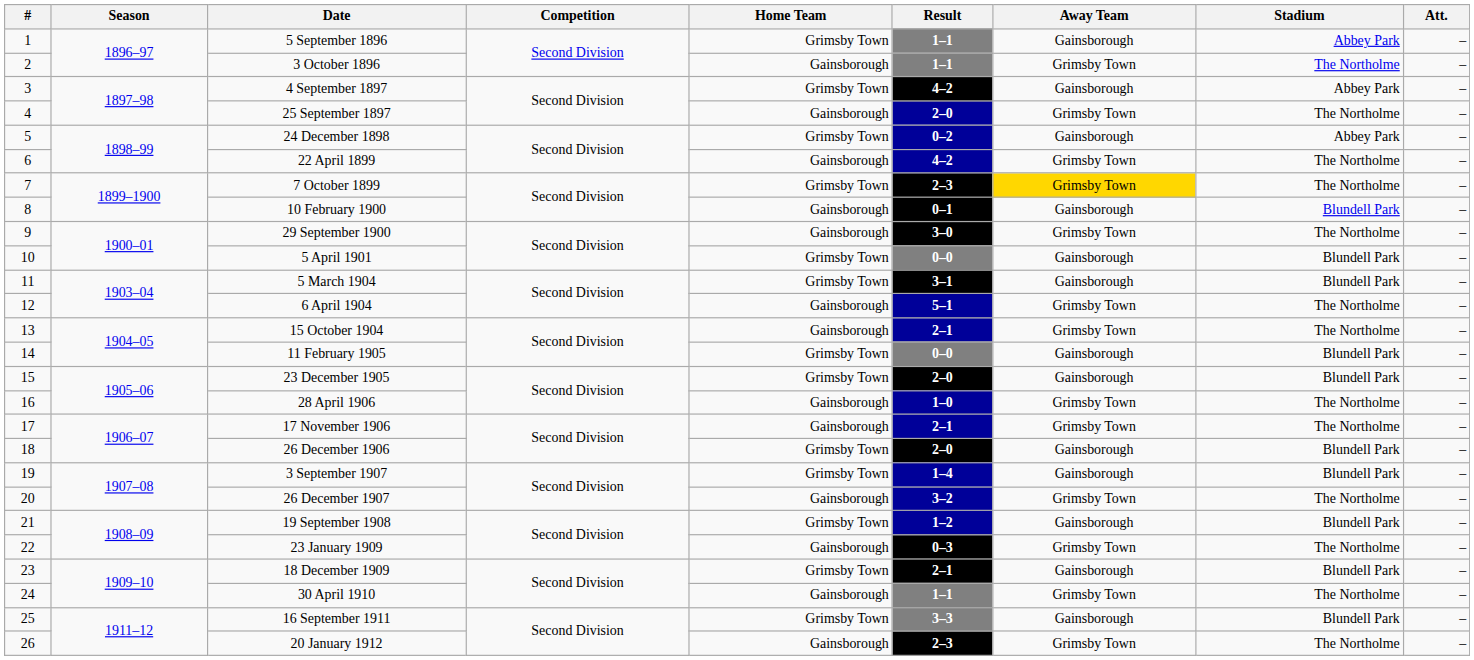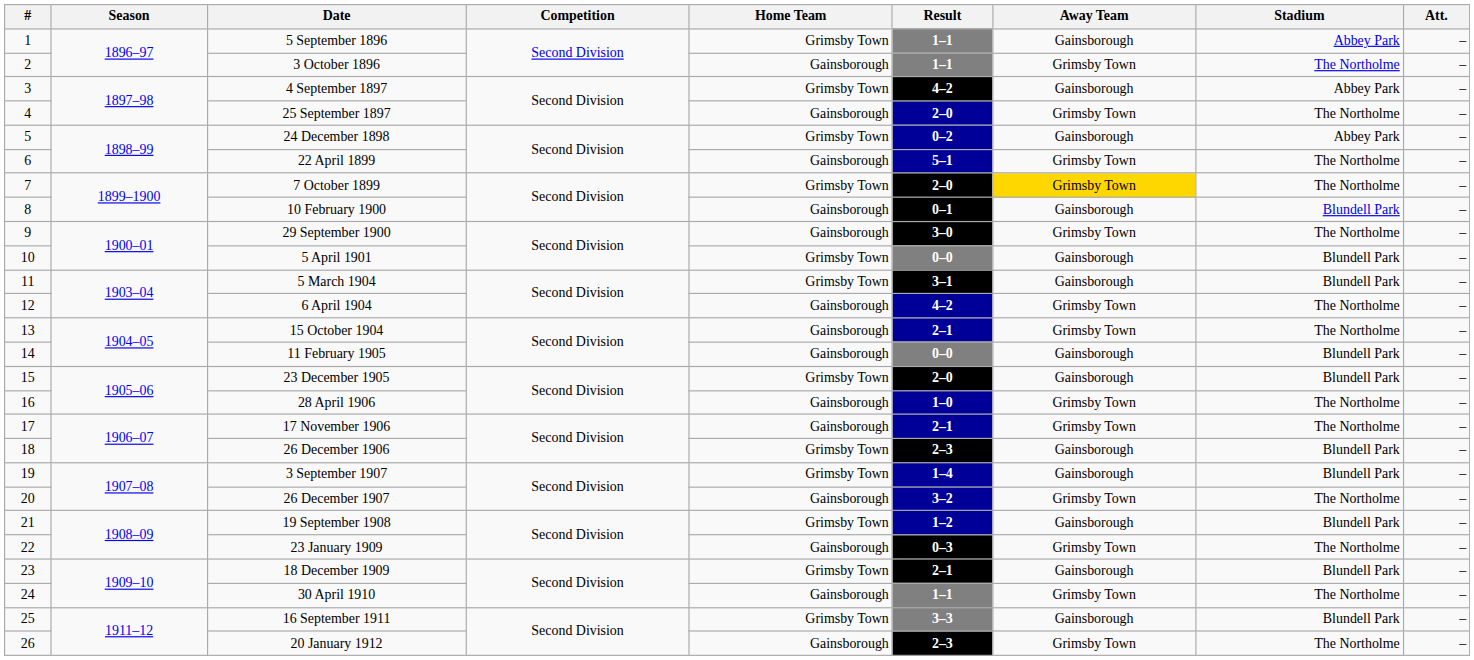(942, 161) 4–2 -> (942, 161) 5–1
(942, 185) 2–3 -> (942, 185) 2–0
(942, 305) 5–1 -> (942, 305) 4–2
(847, 354) Grimsby Town -> (849, 354) Gainsborough
(942, 450) 2–0 -> (942, 450) 2–3
